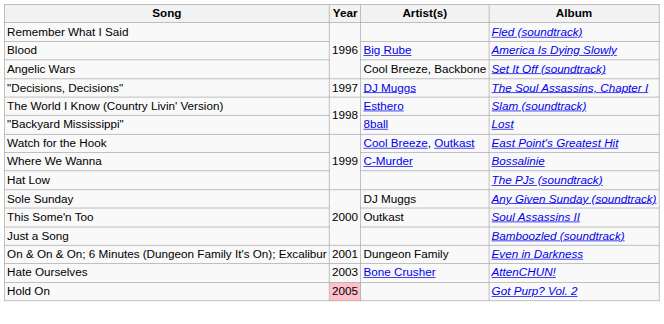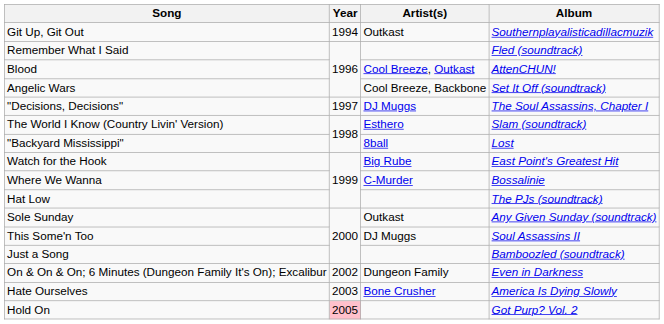+ row: (45, 32)
(387, 50) Big Rube -> (419, 69) Cool Breeze, Outkast
(554, 50) America Is Dying Slowly -> (524, 69) AttenCHUN!
(419, 143) Cool Breeze, Outkast -> (387, 161) Big Rube
(390, 198) DJ Muggs -> (384, 217) Outkast
(384, 217) Outkast -> (390, 236) DJ Muggs
(345, 254) 2001 -> (345, 273) 2002
(524, 273) AttenCHUN! -> (554, 291) America Is Dying Slowly
